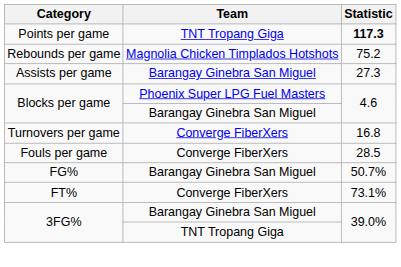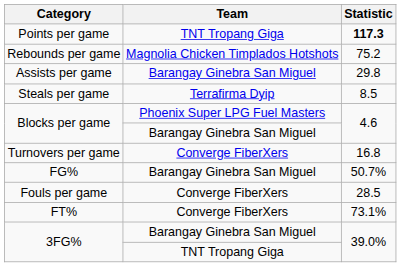(368, 73) 27.3 -> (368, 73) 29.8
+ row: (64, 93)
rows swapped: (64, 152) <-> (64, 172)
